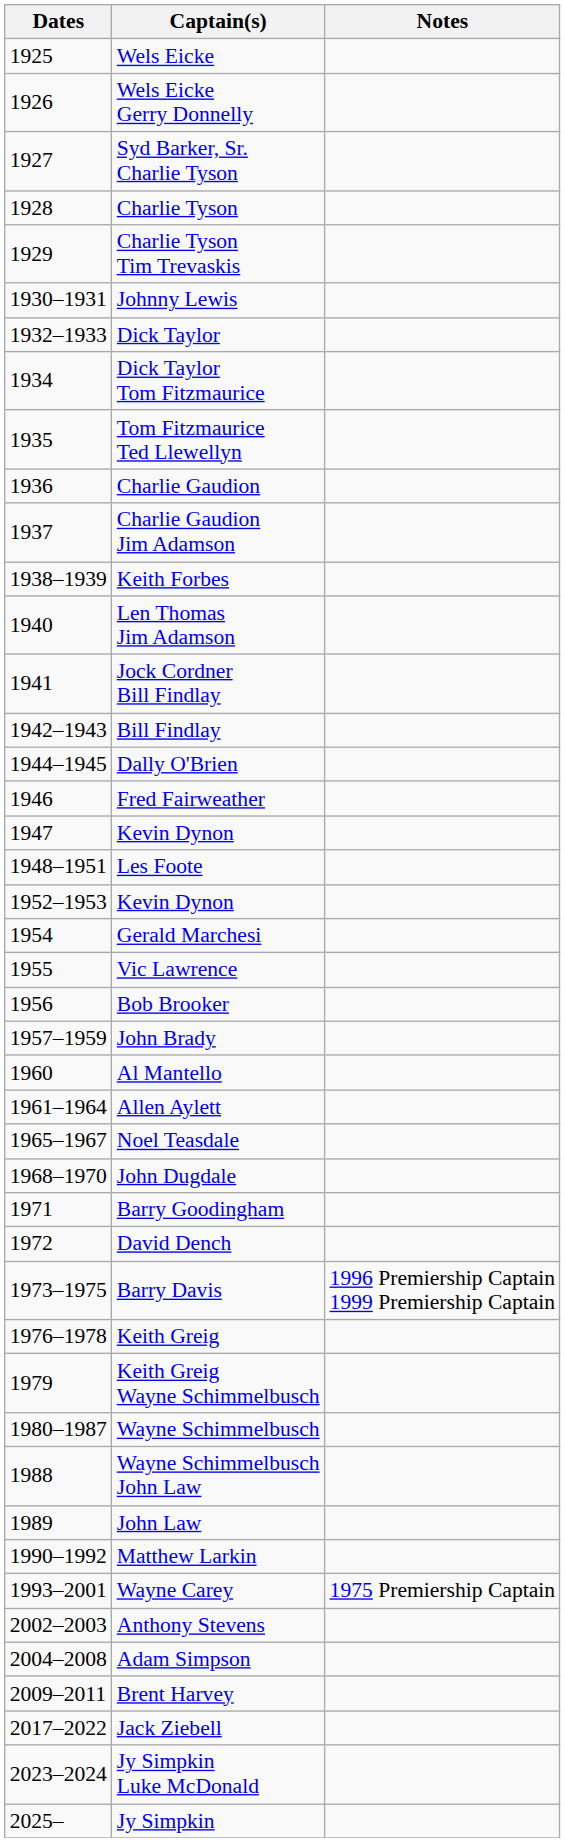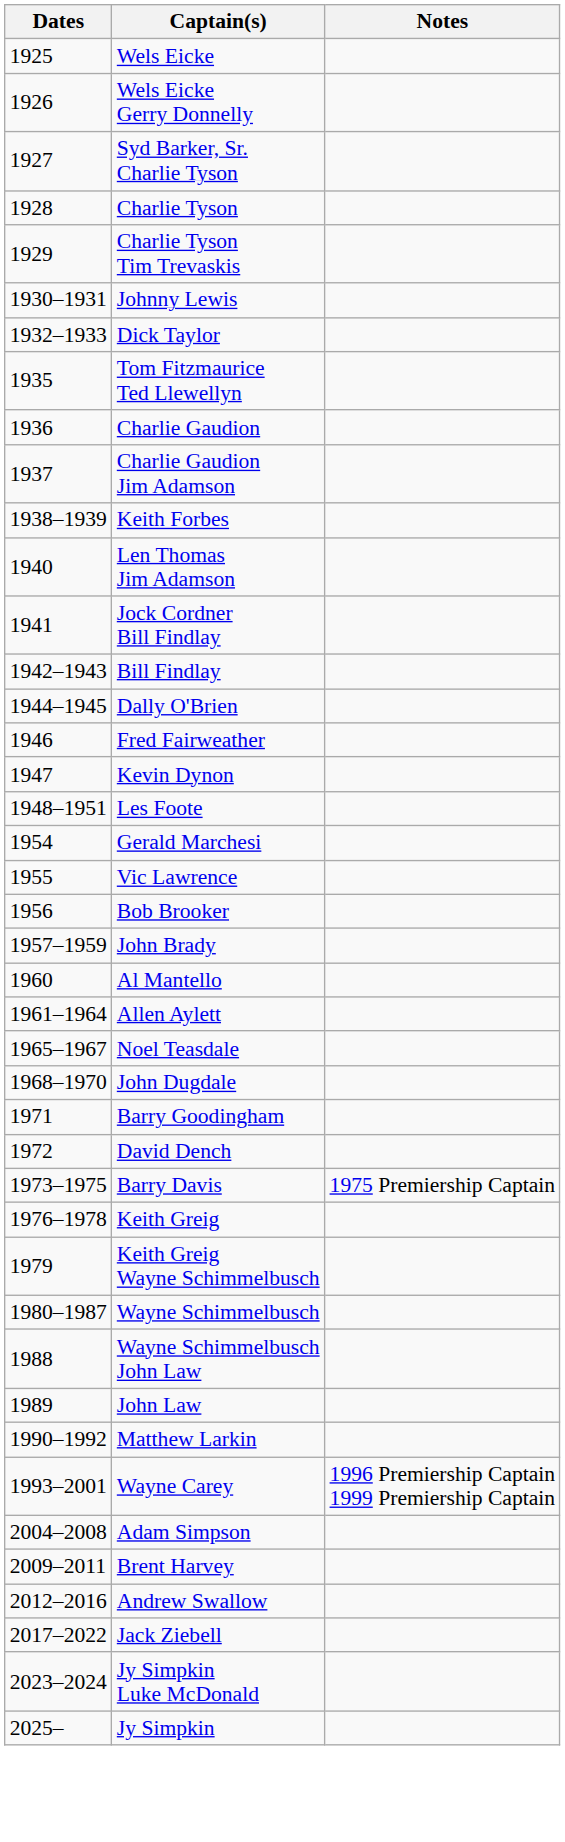- row: (31, 380)
- row: (58, 901)
(442, 1290) 1996 Premiership Captain 1999 Premiership Captain -> (442, 1185) 1975 Premiership Captain
(442, 1590) 1975 Premiership Captain -> (442, 1485) 1996 Premiership Captain 1999 Premiership Captain
- row: (58, 1624)
+ row: (58, 1600)
